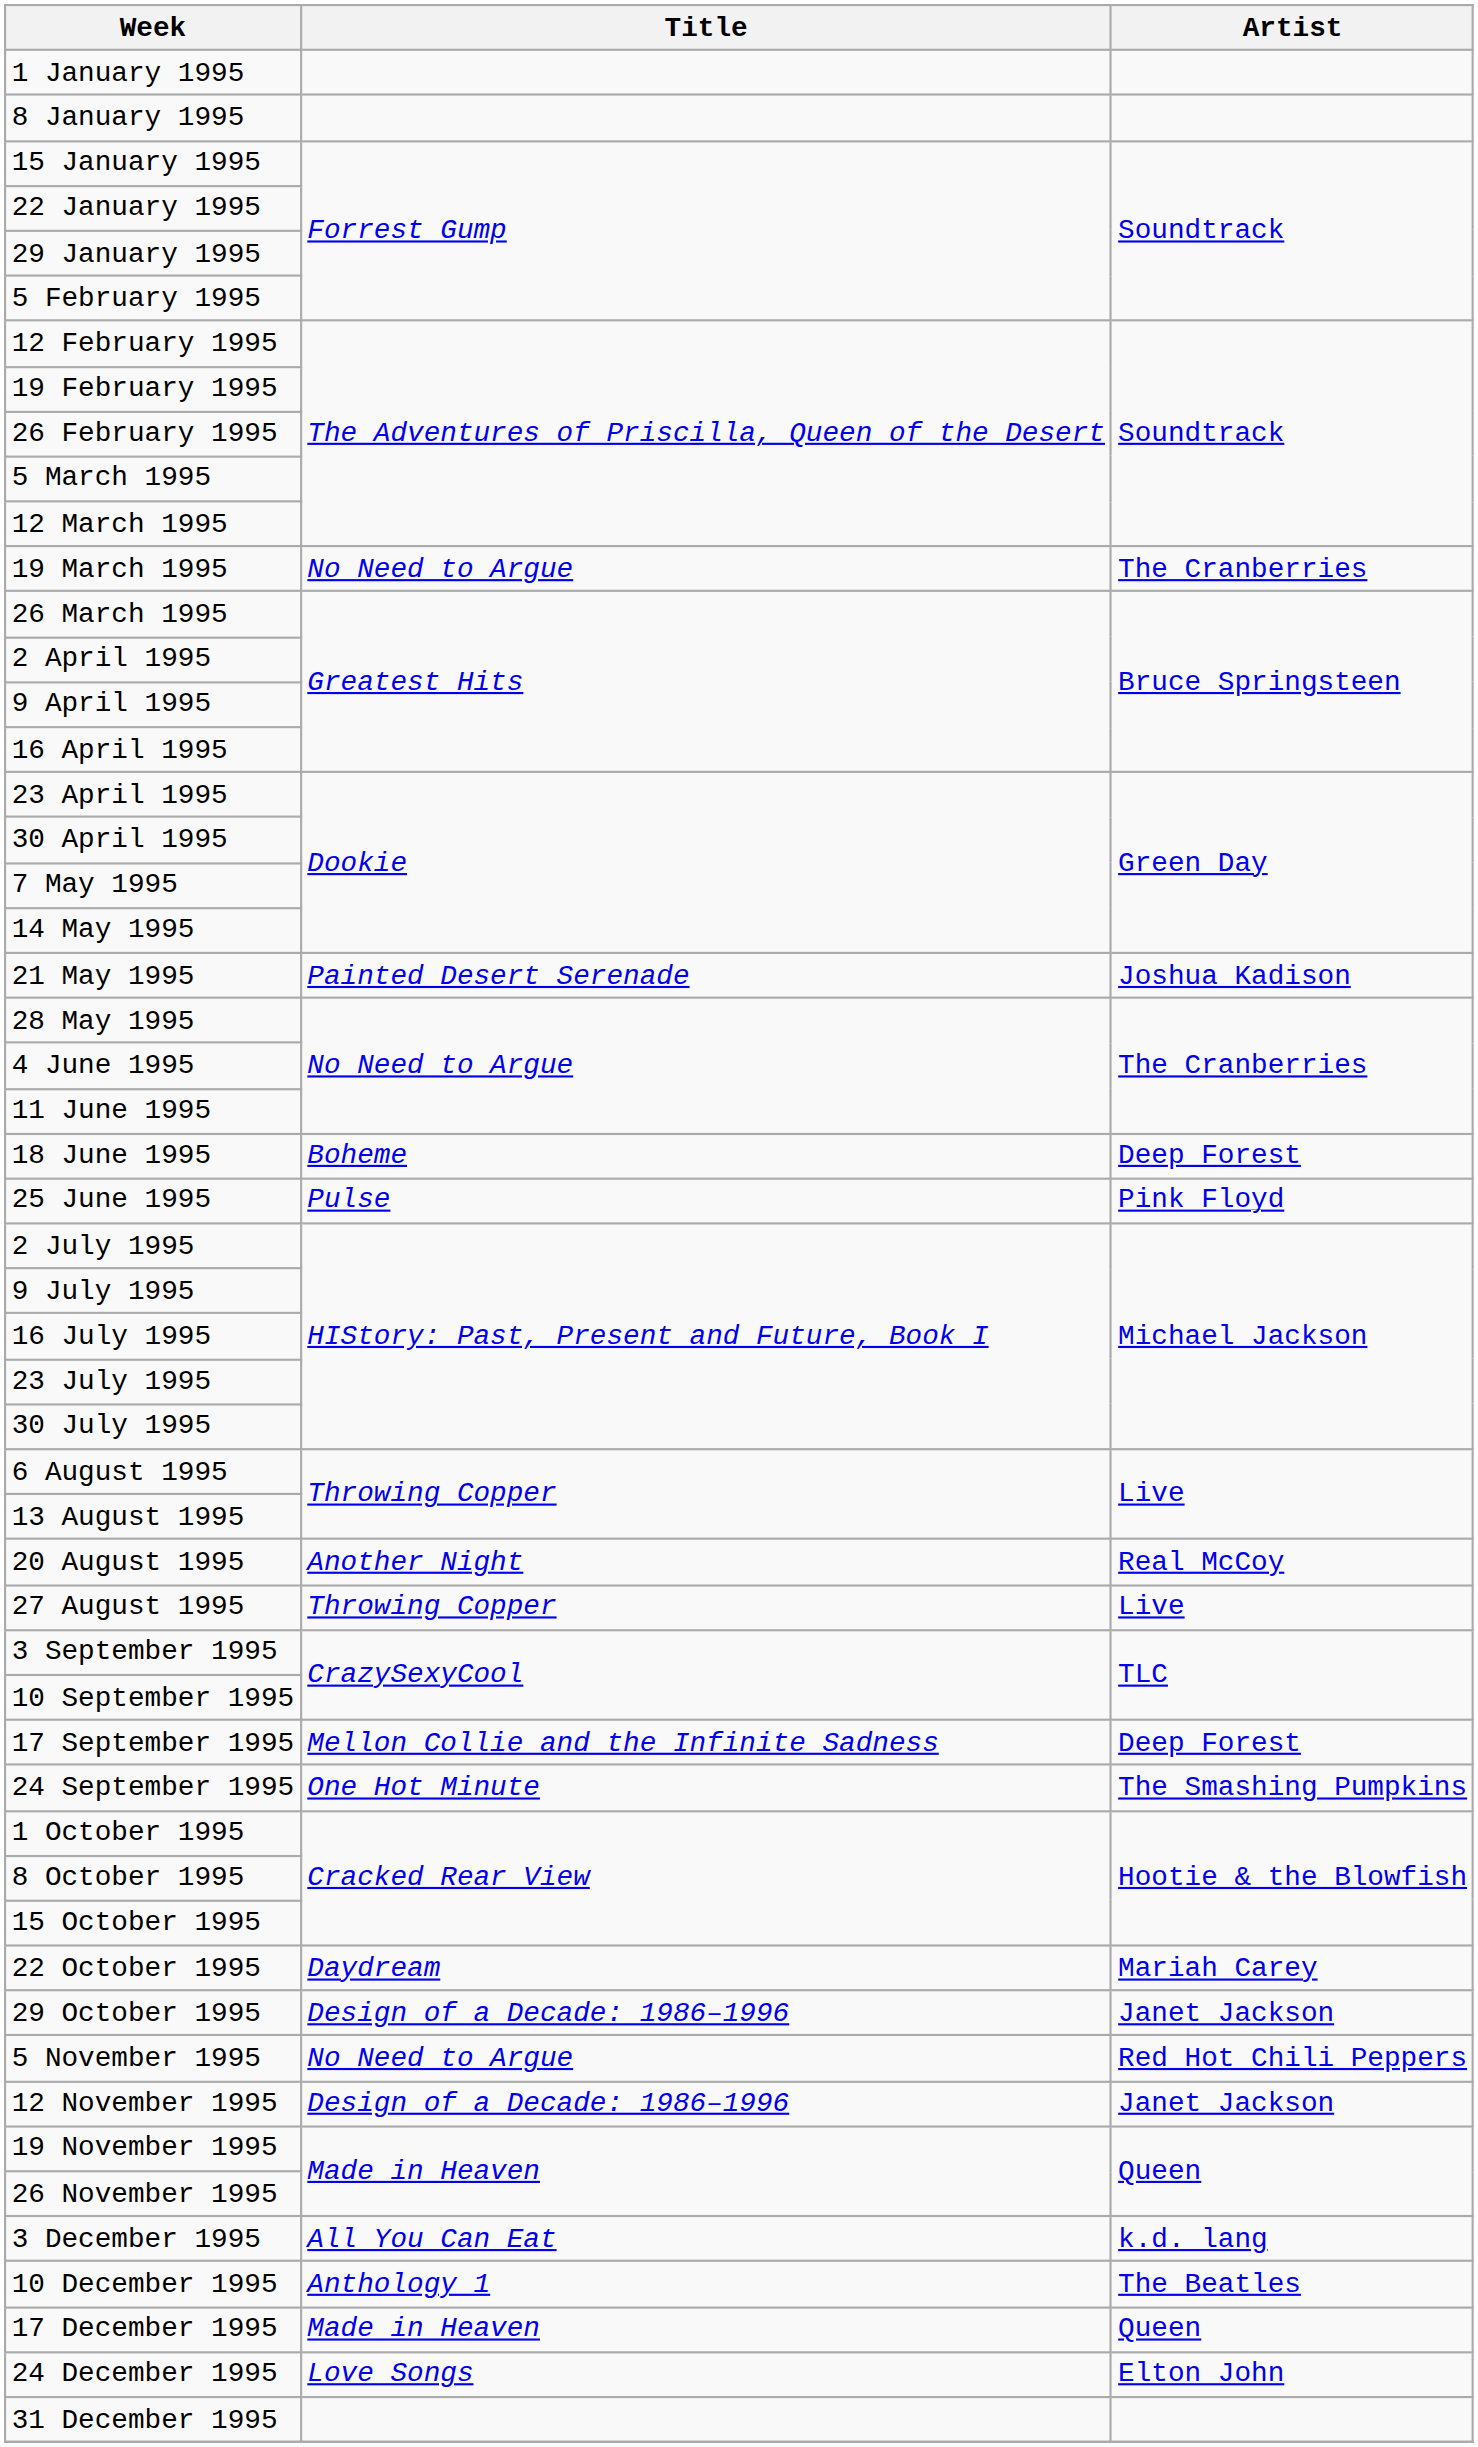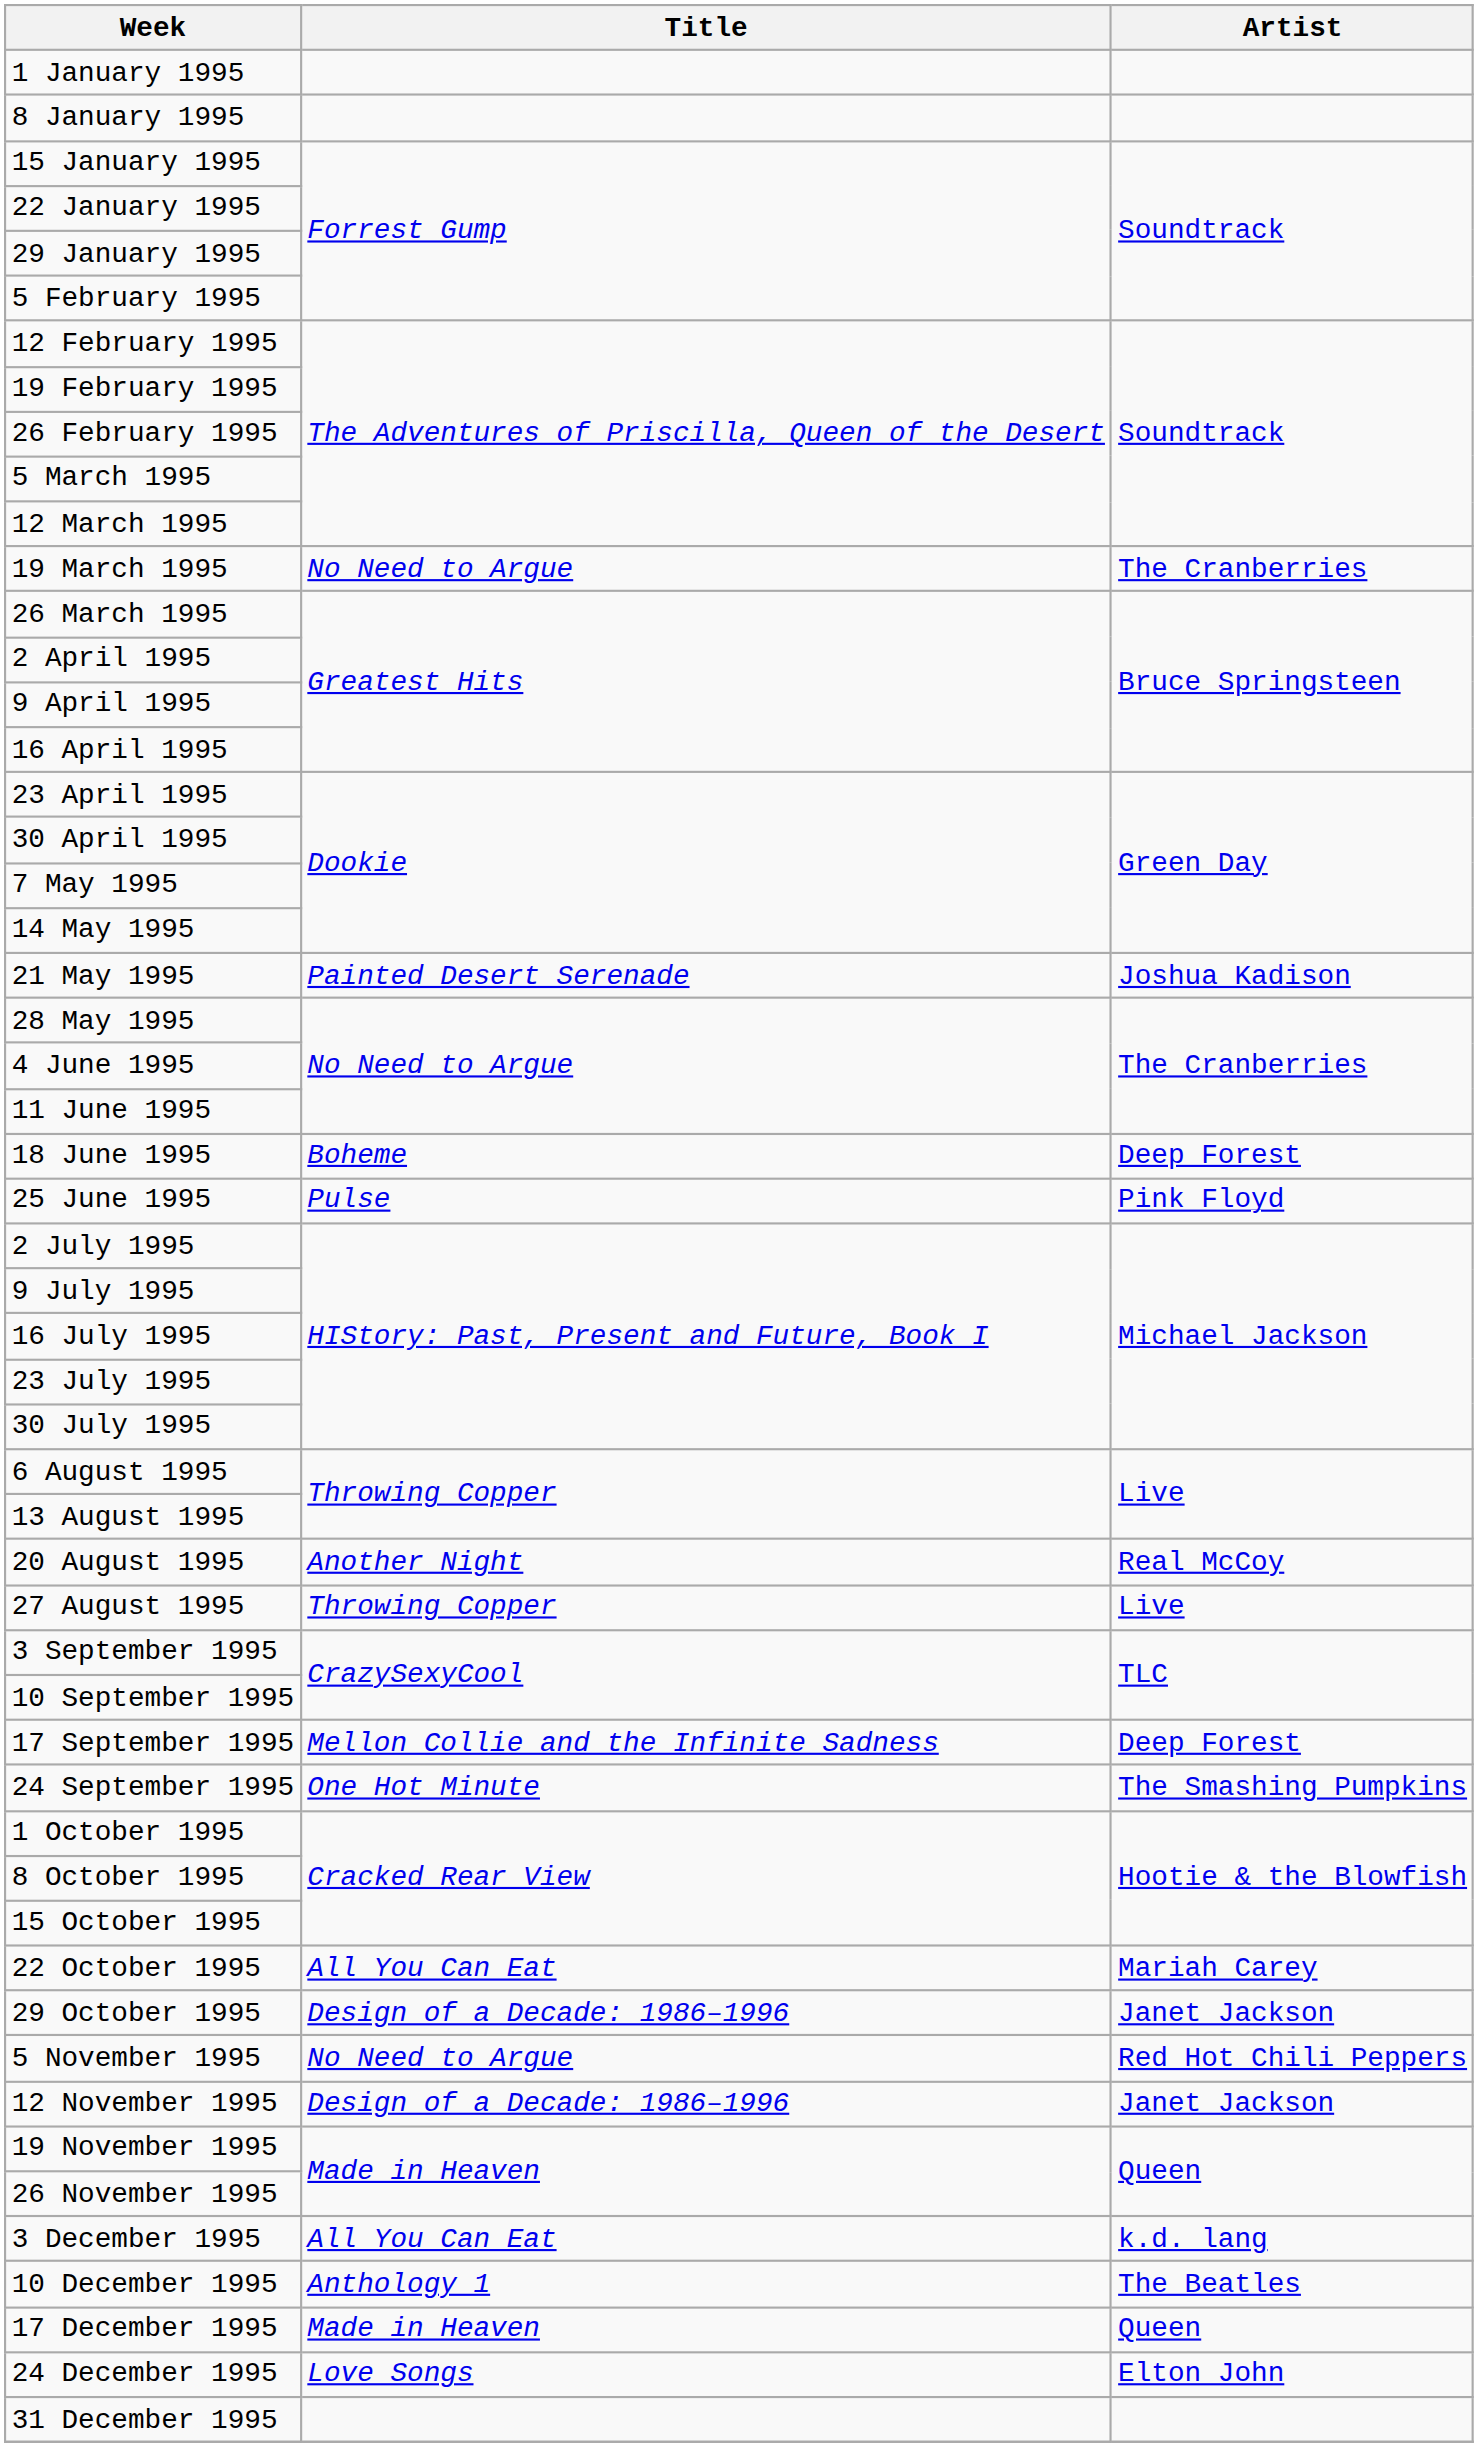(374, 1968) Daydream -> (432, 1968) All You Can Eat
